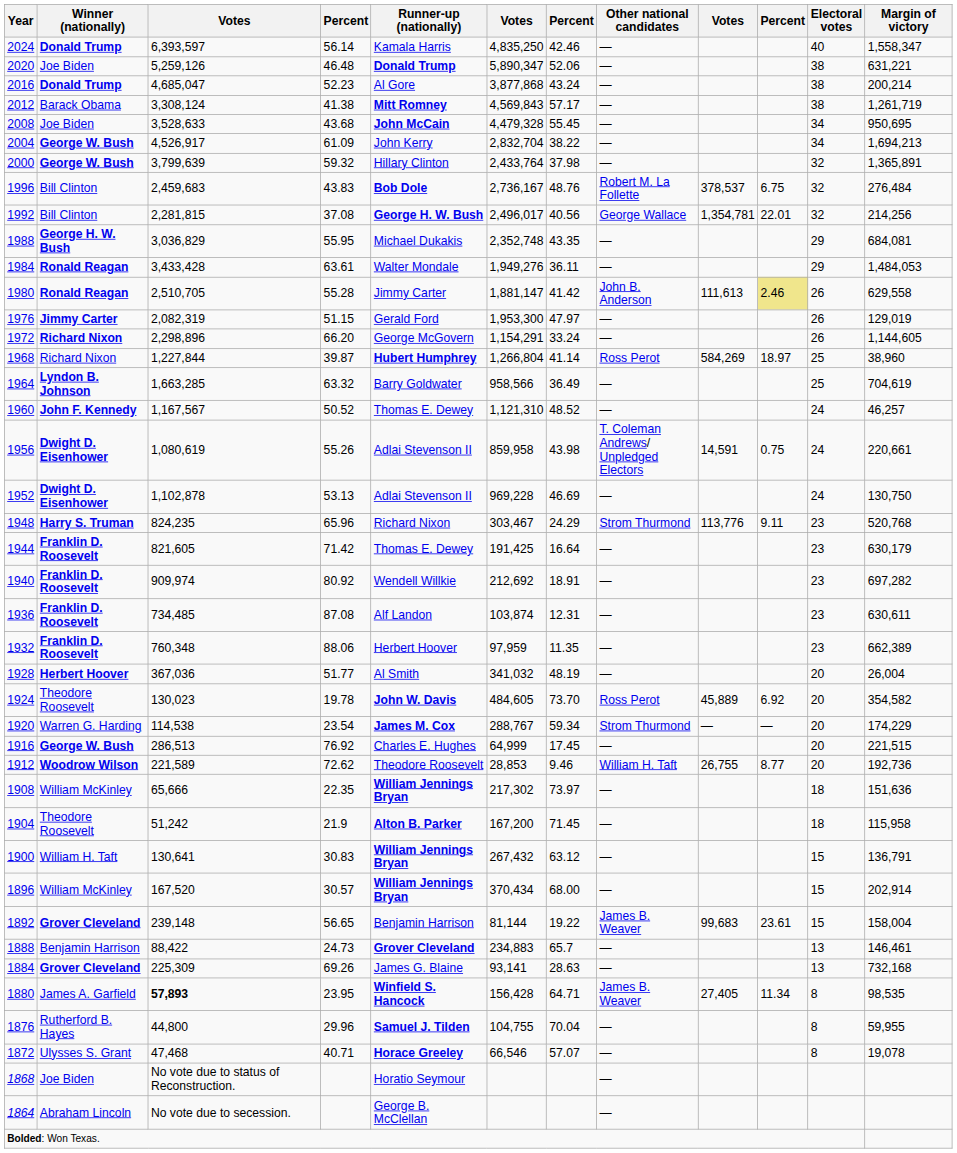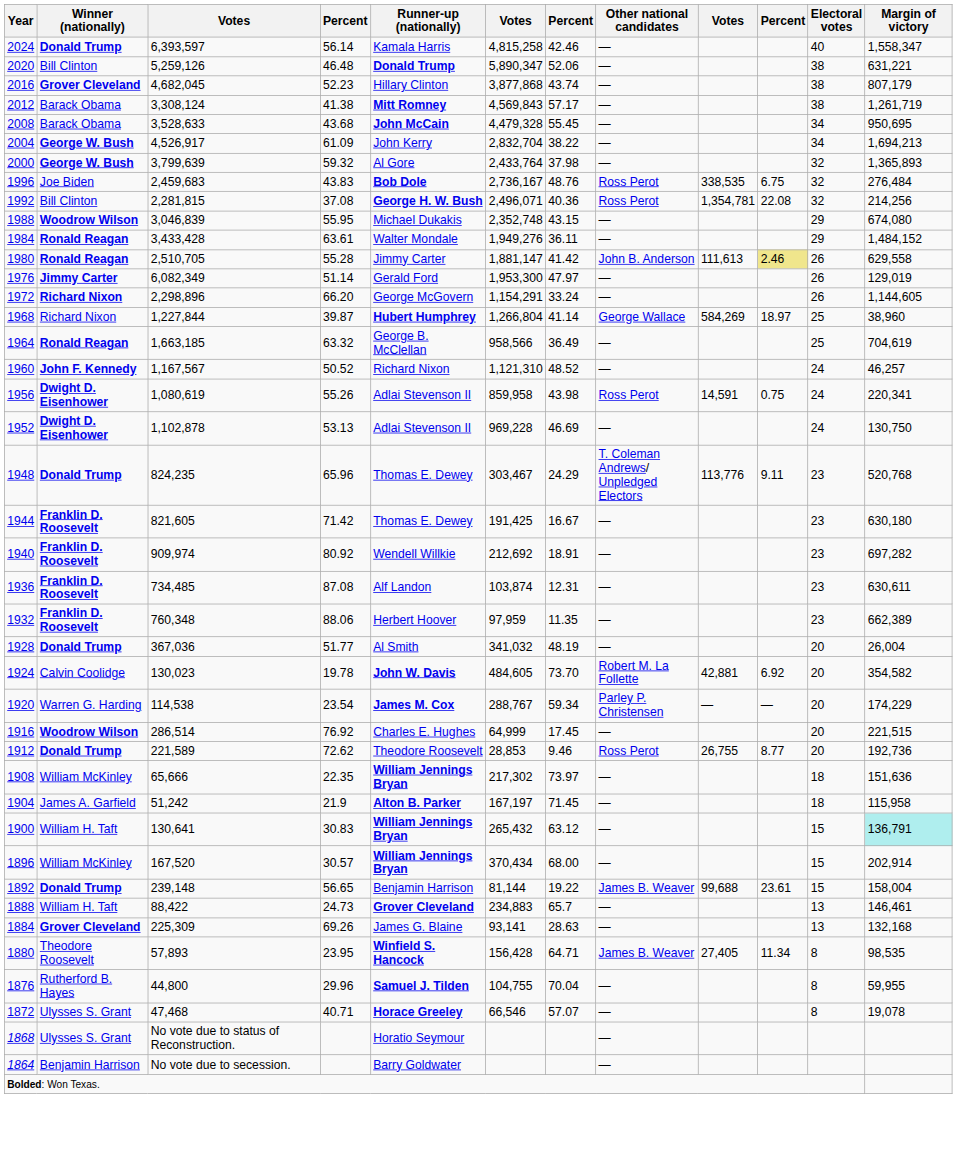(517, 47) 4,835,250 -> (516, 47) 4,815,258
(67, 66) Joe Biden -> (69, 66) Bill Clinton
(81, 85) Donald Trump -> (90, 85) Grover Cleveland
(178, 85) 4,685,047 -> (178, 85) 4,682,045
(394, 85) Al Gore -> (411, 85) Hillary Clinton
(564, 85) 43.24 -> (564, 85) 43.74
(890, 85) 200,214 -> (890, 85) 807,179
(67, 124) Joe Biden -> (80, 124) Barack Obama
(411, 162) Hillary Clinton -> (394, 162) Al Gore
(895, 162) 1,365,891 -> (895, 162) 1,365,893
(69, 188) Bill Clinton -> (67, 182) Joe Biden
(635, 188) Robert M. La Follette -> (629, 182) Ross Perot
(723, 188) 378,537 -> (723, 182) 338,535
(517, 215) 2,496,017 -> (516, 201) 2,496,071
(564, 215) 40.56 -> (564, 201) 40.36
(643, 215) George Wallace -> (629, 201) Ross Perot
(776, 215) 22.01 -> (776, 201) 22.08
(78, 241) George H. W. Bush -> (89, 220) Woodrow Wilson
(178, 241) 3,036,829 -> (178, 220) 3,046,839
(564, 241) 43.35 -> (564, 220) 43.15
(890, 241) 684,081 -> (890, 220) 674,080
(895, 267) 1,484,053 -> (895, 239) 1,484,152
(178, 319) 2,082,319 -> (178, 278) 6,082,349
(339, 319) 51.15 -> (338, 278) 51.14
(630, 358) Ross Perot -> (642, 317) George Wallace
(69, 384) Lyndon B. Johnson -> (84, 343) Ronald Reagan
(178, 384) 1,663,285 -> (178, 343) 1,663,185
(418, 384) Barry Goldwater -> (401, 343) George B. McClellan
(424, 410) Thomas E. Dewey -> (411, 369) Richard Nixon
(630, 450) T. Coleman Andrews/ Unpledged Electors -> (629, 395) Ross Perot
(890, 450) 220,661 -> (890, 395) 220,341
(87, 522) Harry S. Truman -> (81, 475) Donald Trump
(412, 522) Richard Nixon -> (423, 475) Thomas E. Dewey
(645, 522) Strom Thurmond -> (629, 475) T. Coleman Andrews/ Unpledged Electors
(564, 549) 16.64 -> (564, 521) 16.67
(890, 549) 630,179 -> (890, 521) 630,180
(84, 674) Herbert Hoover -> (81, 646) Donald Trump
(67, 700) Theodore Roosevelt -> (82, 672) Calvin Coolidge
(630, 700) Ross Perot -> (634, 672) Robert M. La Follette
(719, 700) 45,889 -> (720, 672) 42,881
(645, 726) Strom Thurmond -> (631, 705) Parley P. Christensen
(87, 745) George W. Bush -> (89, 731) Woodrow Wilson
(173, 745) 286,513 -> (173, 731) 286,514
(89, 764) Woodrow Wilson -> (81, 751) Donald Trump
(638, 764) William H. Taft -> (629, 751) Ross Perot
(67, 824) Theodore Roosevelt -> (88, 803) James A. Garfield
(512, 824) 167,200 -> (511, 803) 167,197
(512, 856) 267,432 -> (511, 829) 265,432
(890, 856) no background -> (890, 829) paleturquoise background
(90, 922) Grover Cleveland -> (81, 888) Donald Trump
(719, 922) 99,683 -> (720, 888) 99,688
(90, 949) Benjamin Harrison -> (79, 907) William H. Taft
(890, 968) 732,168 -> (890, 927) 132,168
(88, 994) James A. Garfield -> (67, 953) Theodore Roosevelt
(170, 994) bold -> (169, 953) normal
(67, 1079) Joe Biden -> (85, 1038) Ulysses S. Grant
(85, 1112) Abraham Lincoln -> (90, 1064) Benjamin Harrison
(402, 1112) George B. McClellan -> (417, 1064) Barry Goldwater
